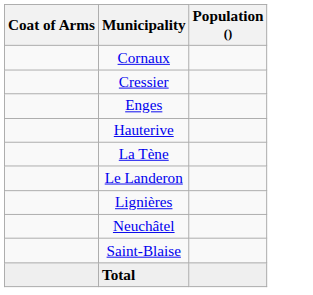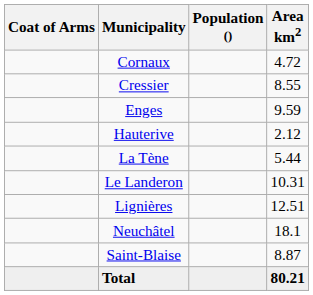+ column: (288, 27)
